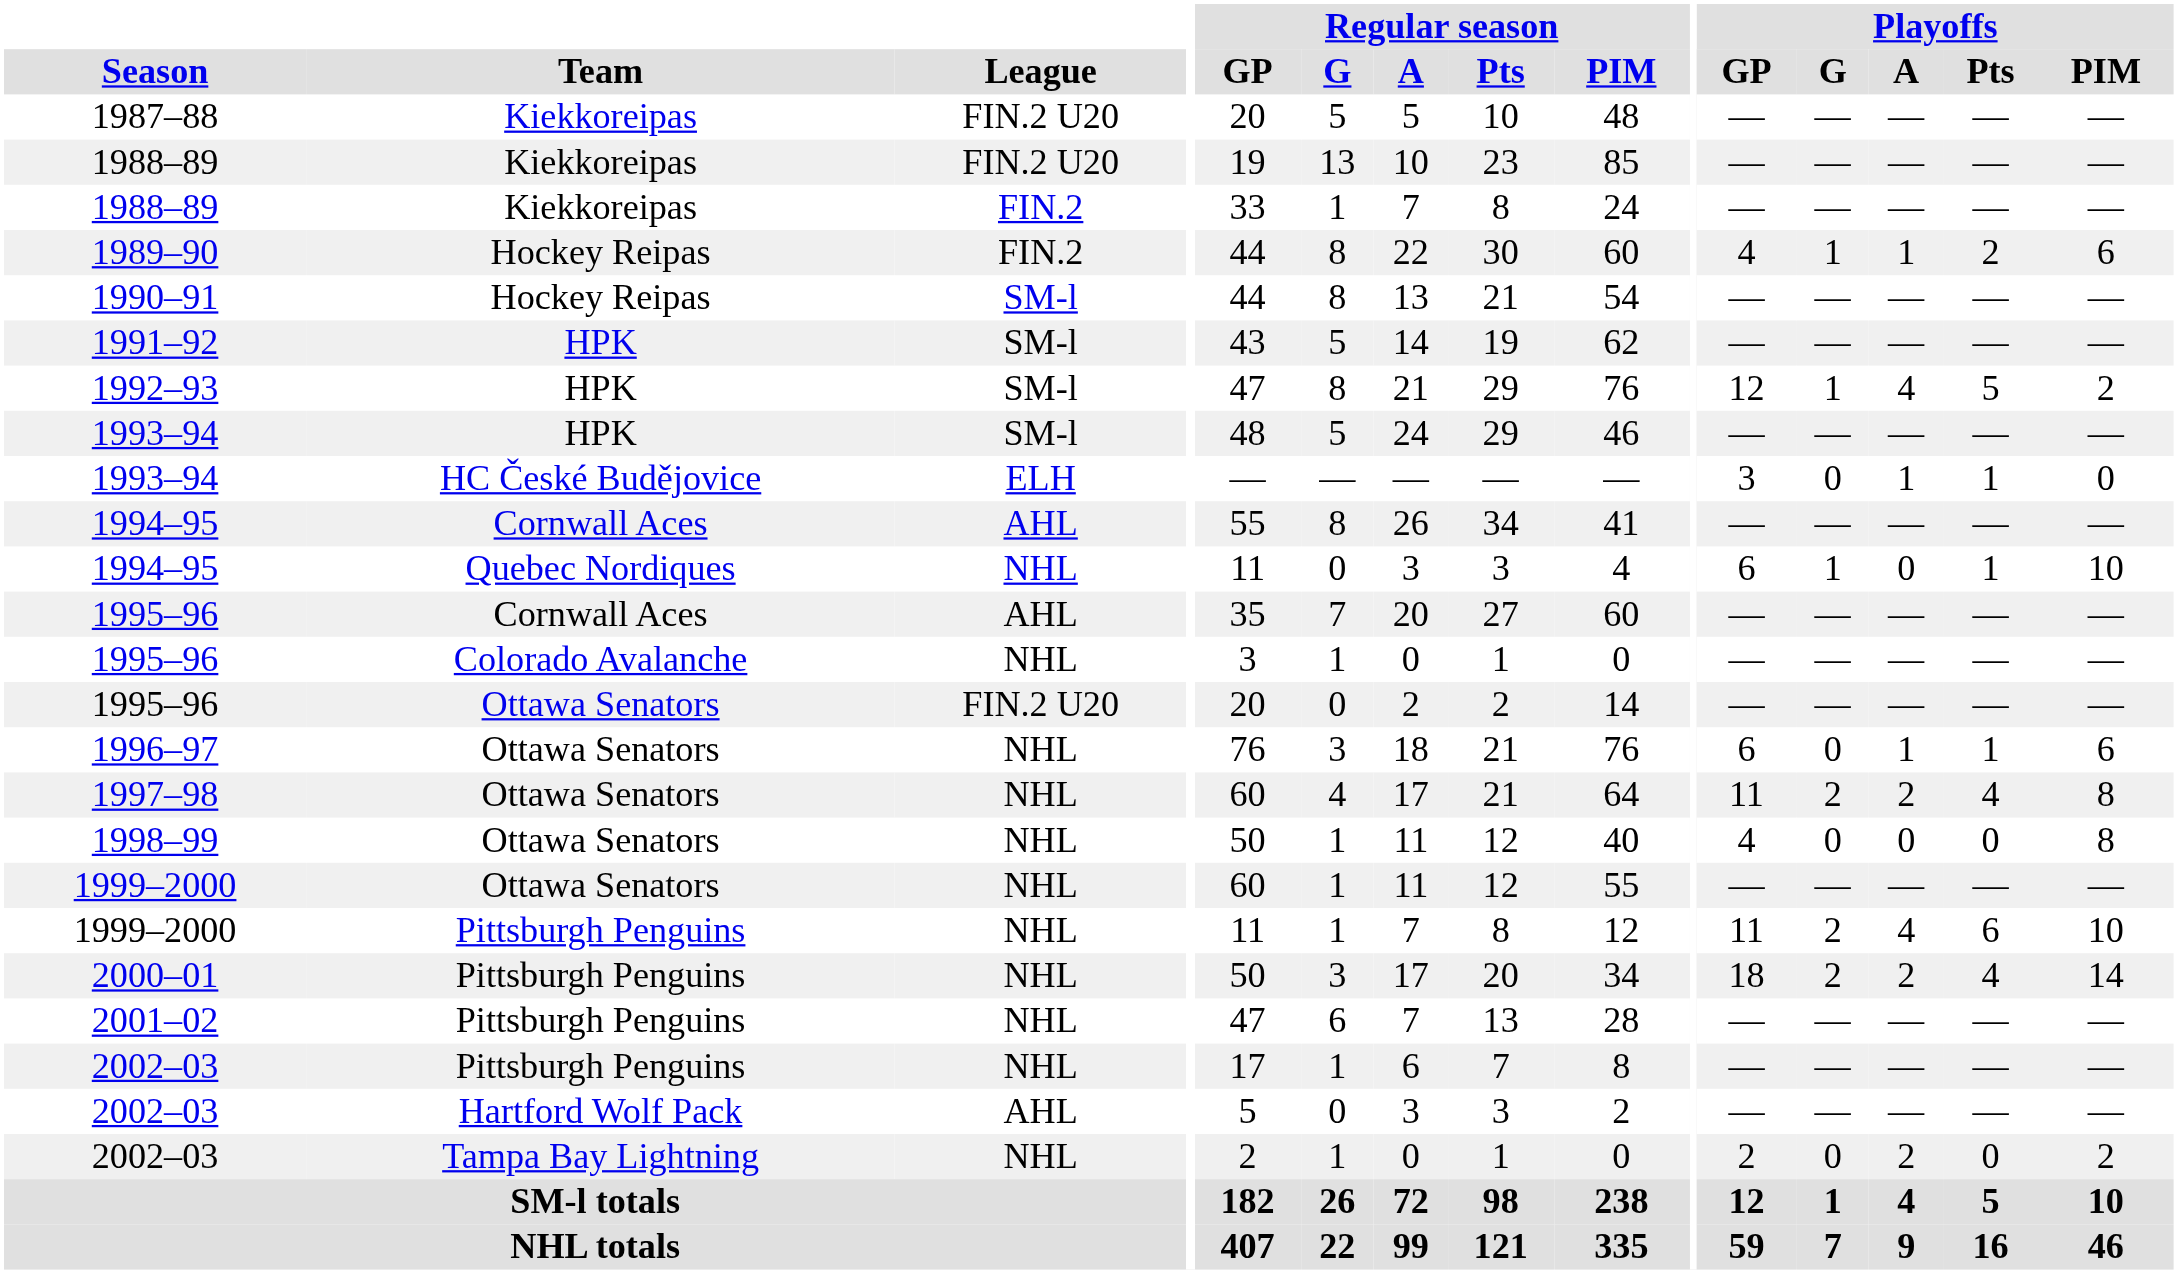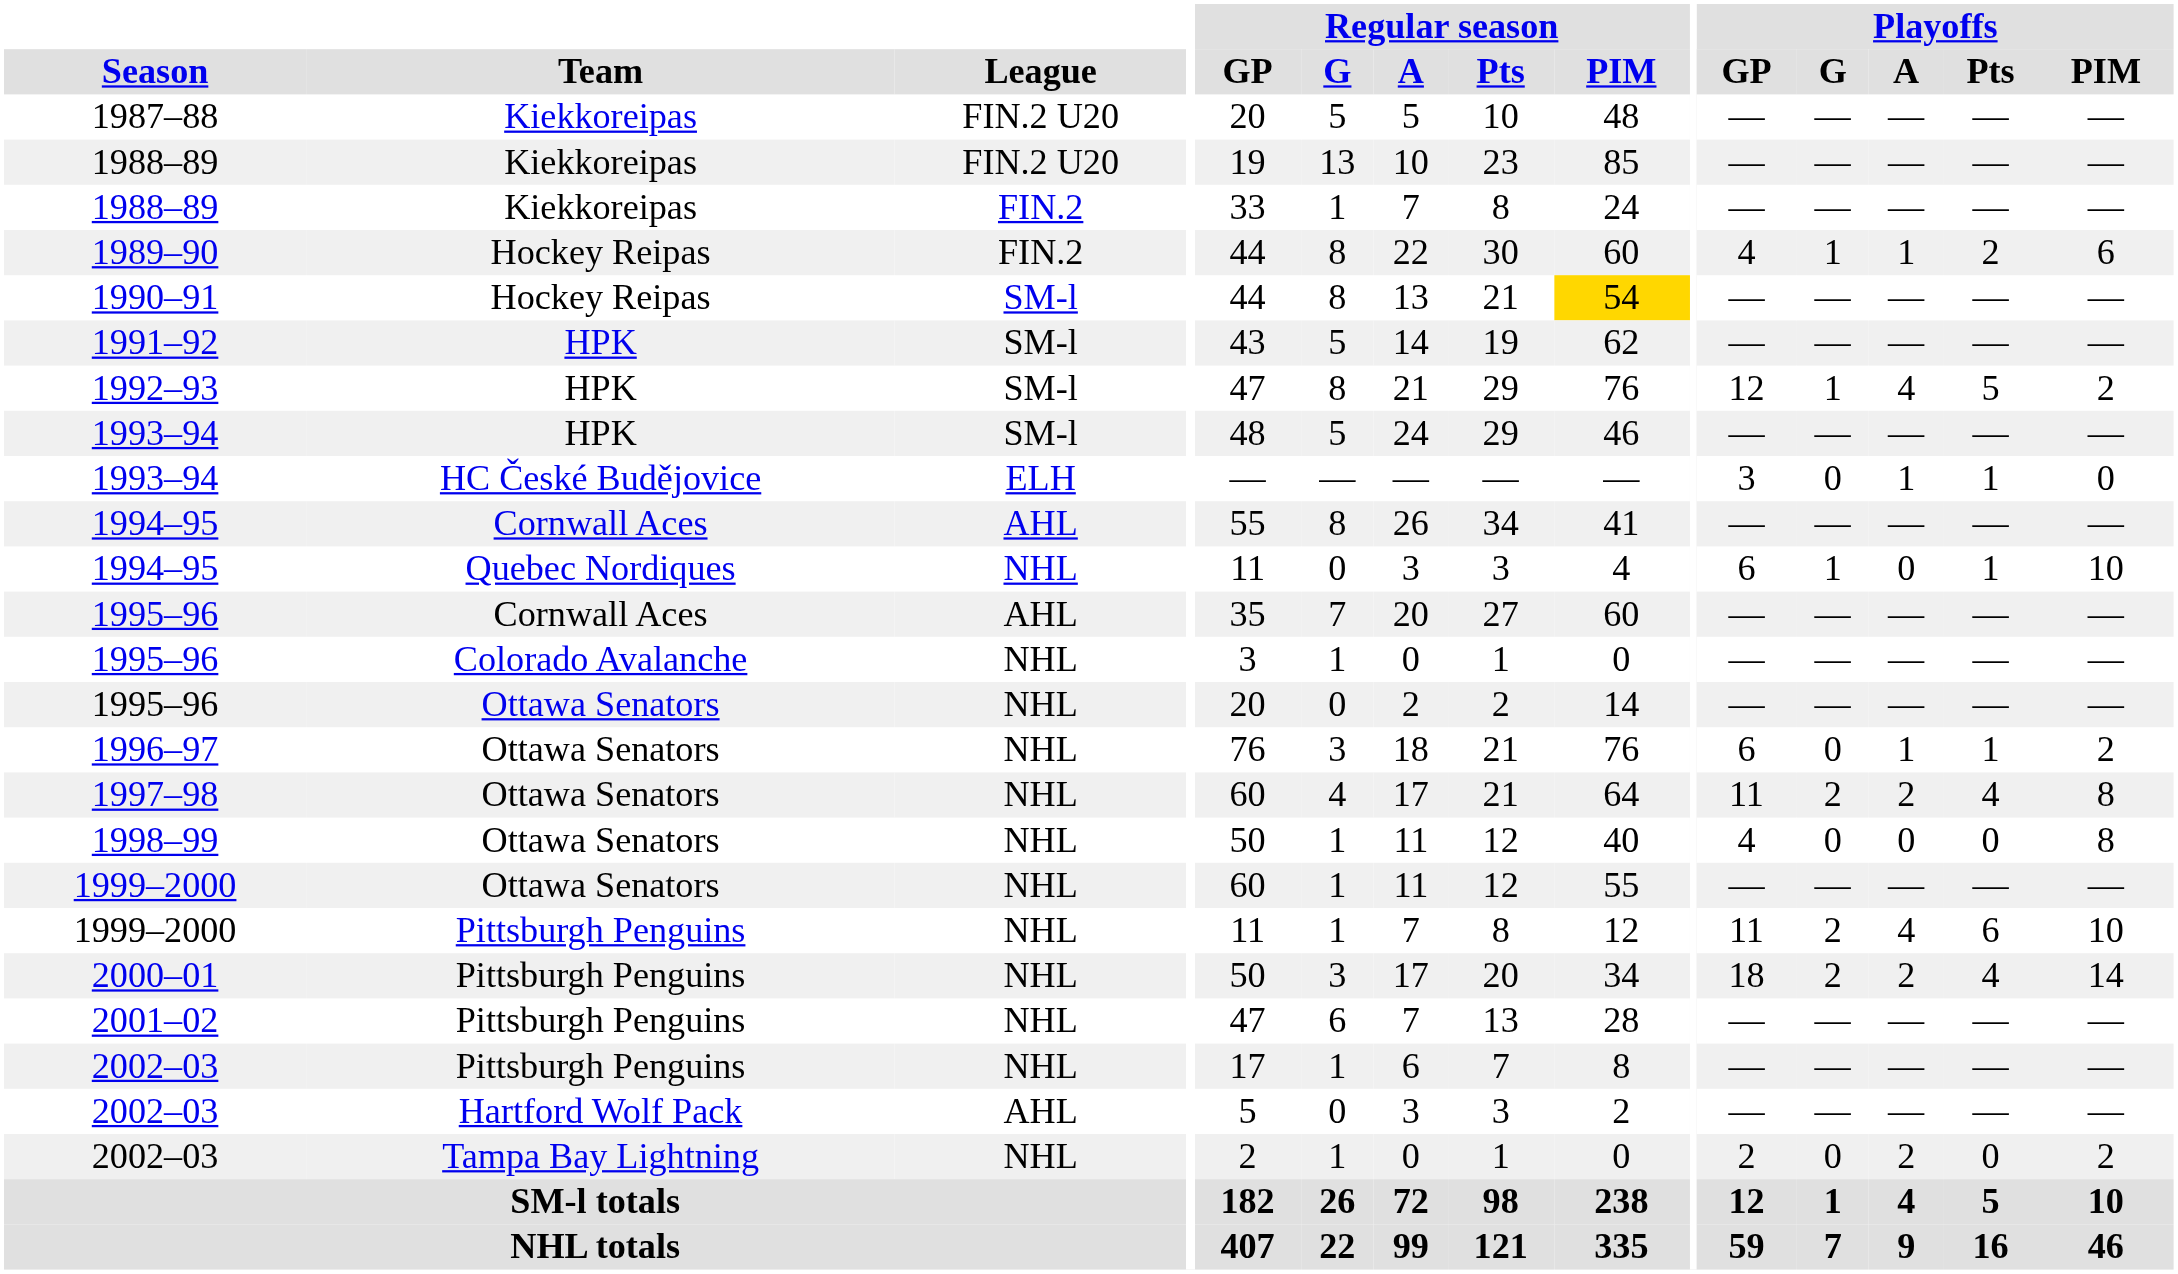(1621, 297) no background -> (1621, 297) gold background
(1041, 703) FIN.2 U20 -> (1041, 703) NHL
(2106, 749) 6 -> (2106, 749) 2
